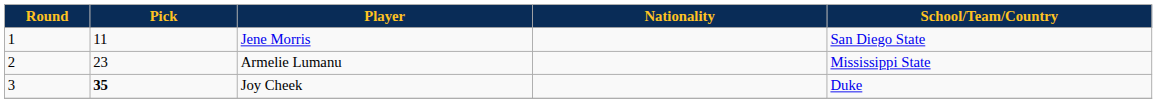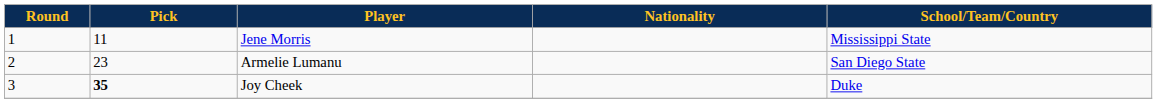(878, 39) San Diego State -> (881, 39) Mississippi State
(881, 62) Mississippi State -> (878, 62) San Diego State
